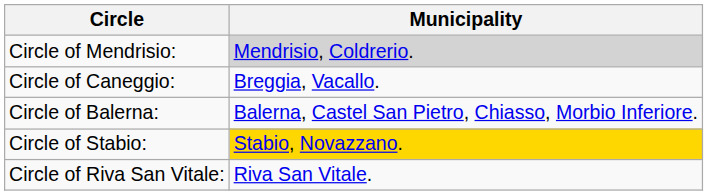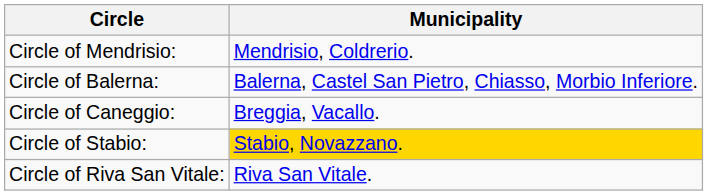(324, 50) lightgrey background -> (324, 50) no background
rows swapped: (84, 112) <-> (92, 81)
